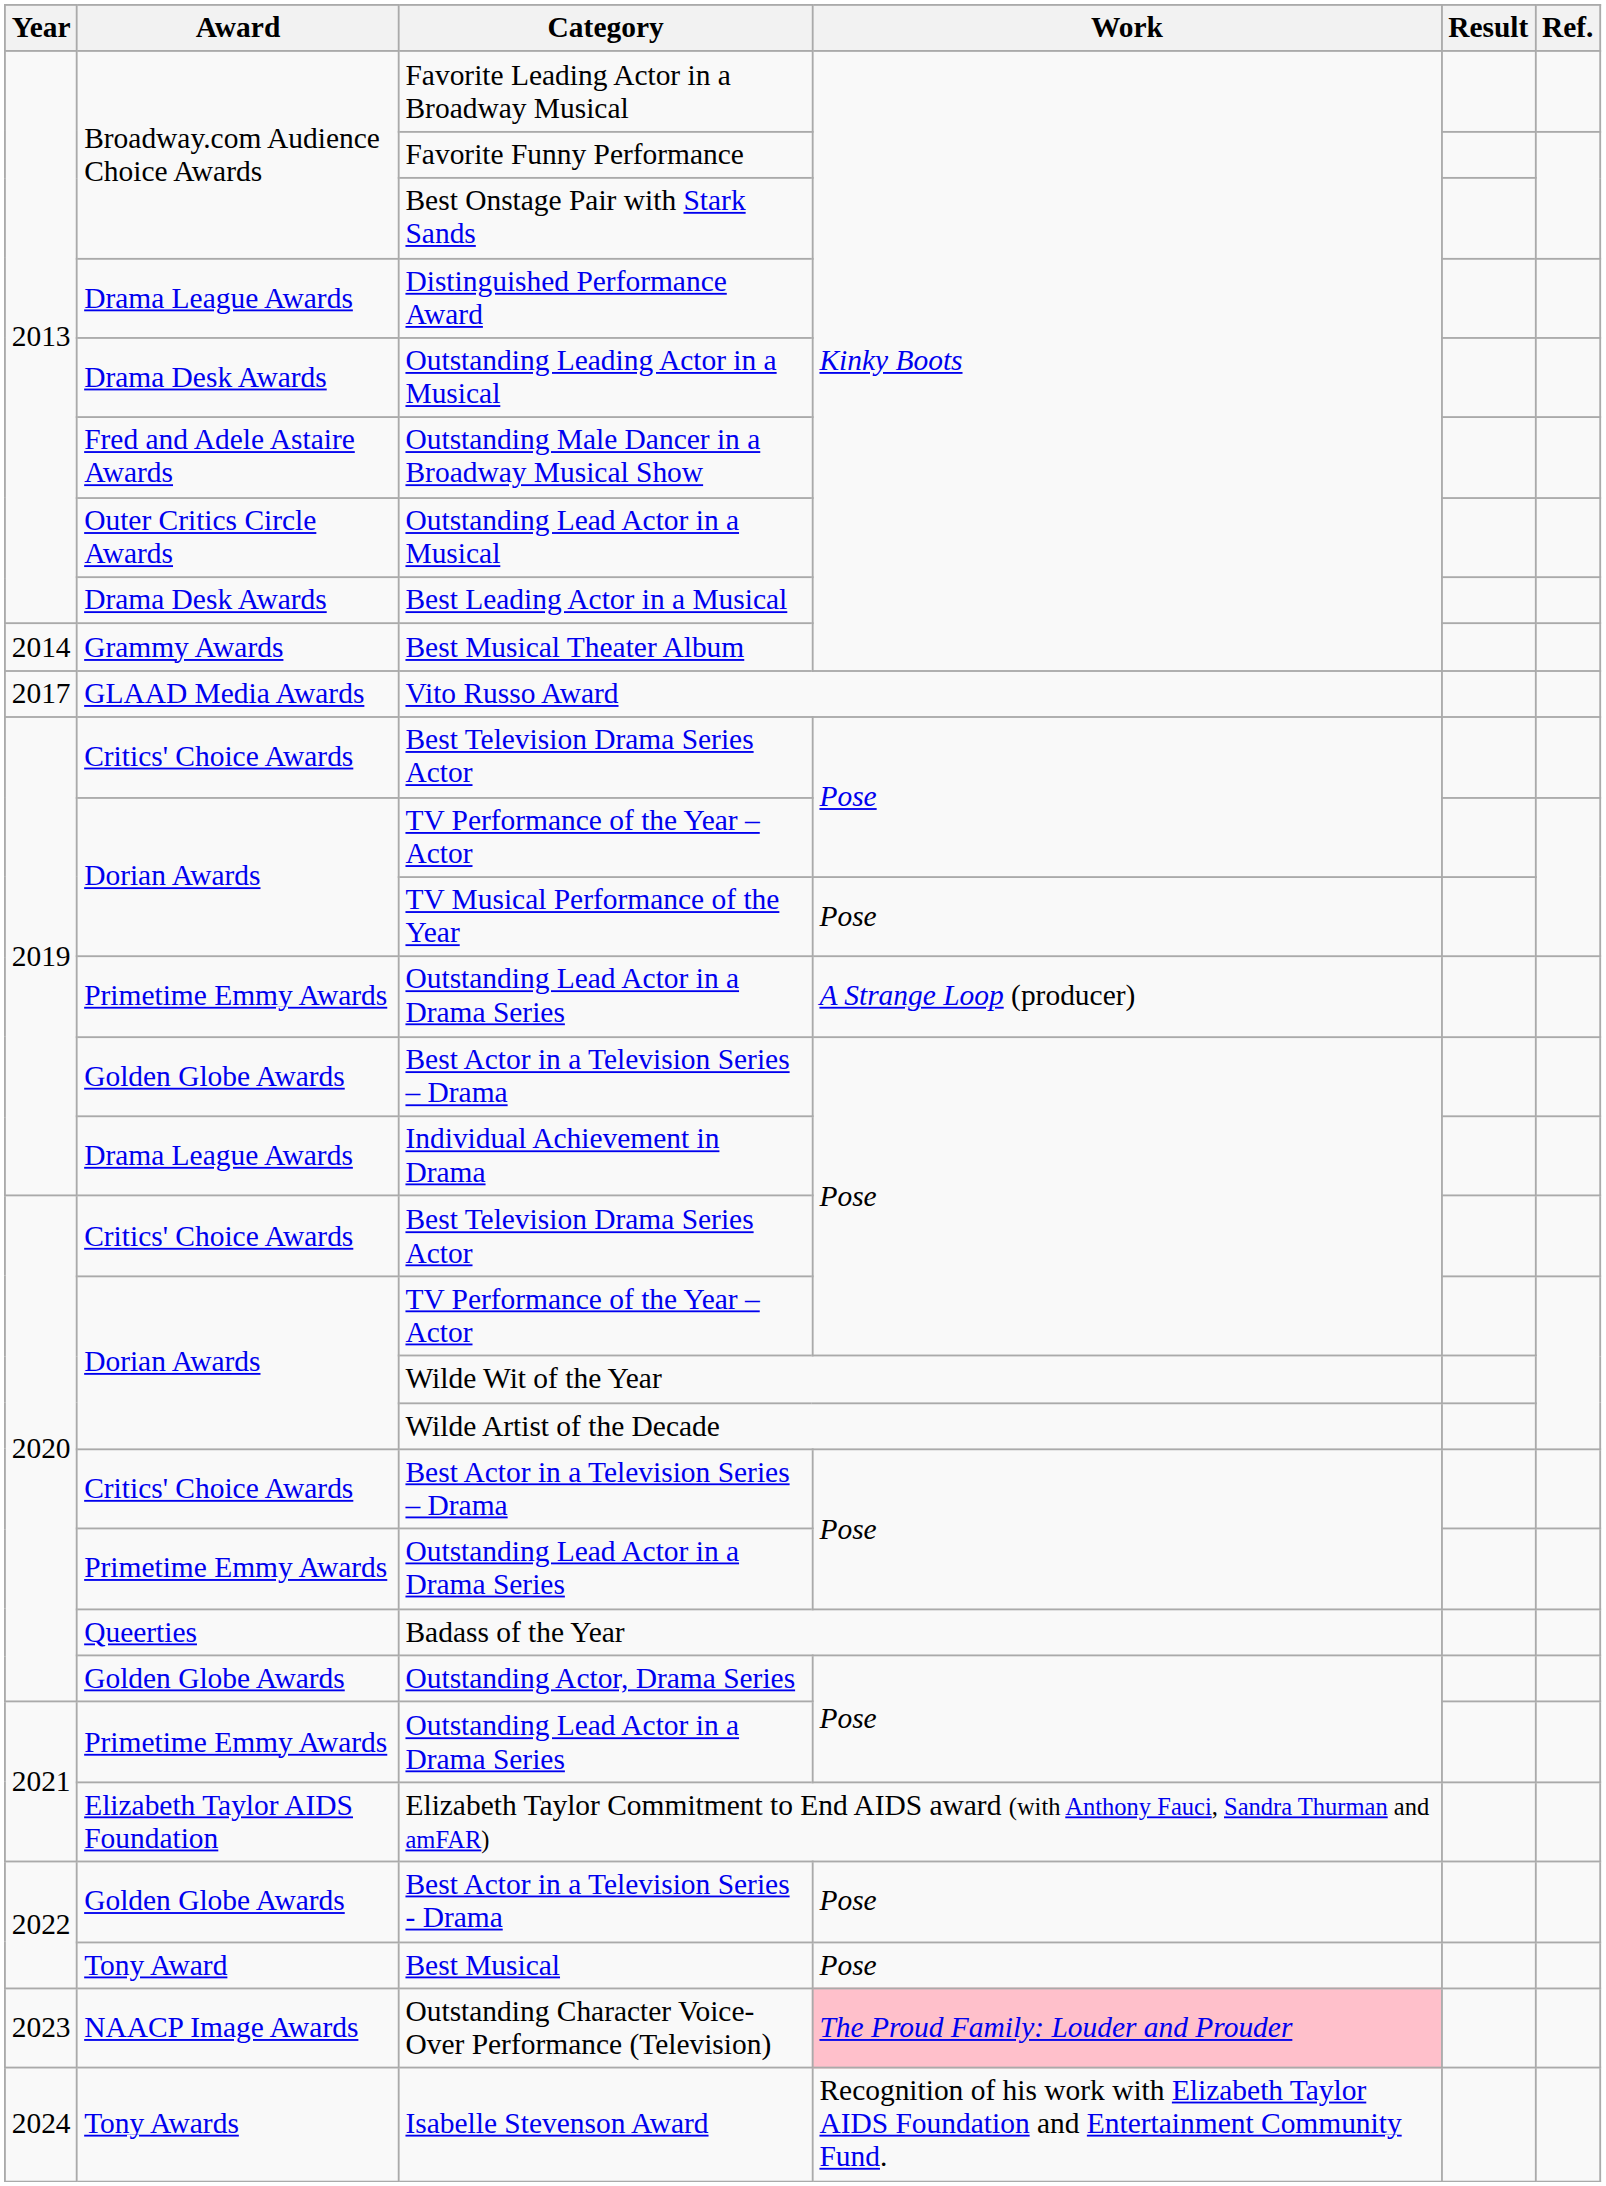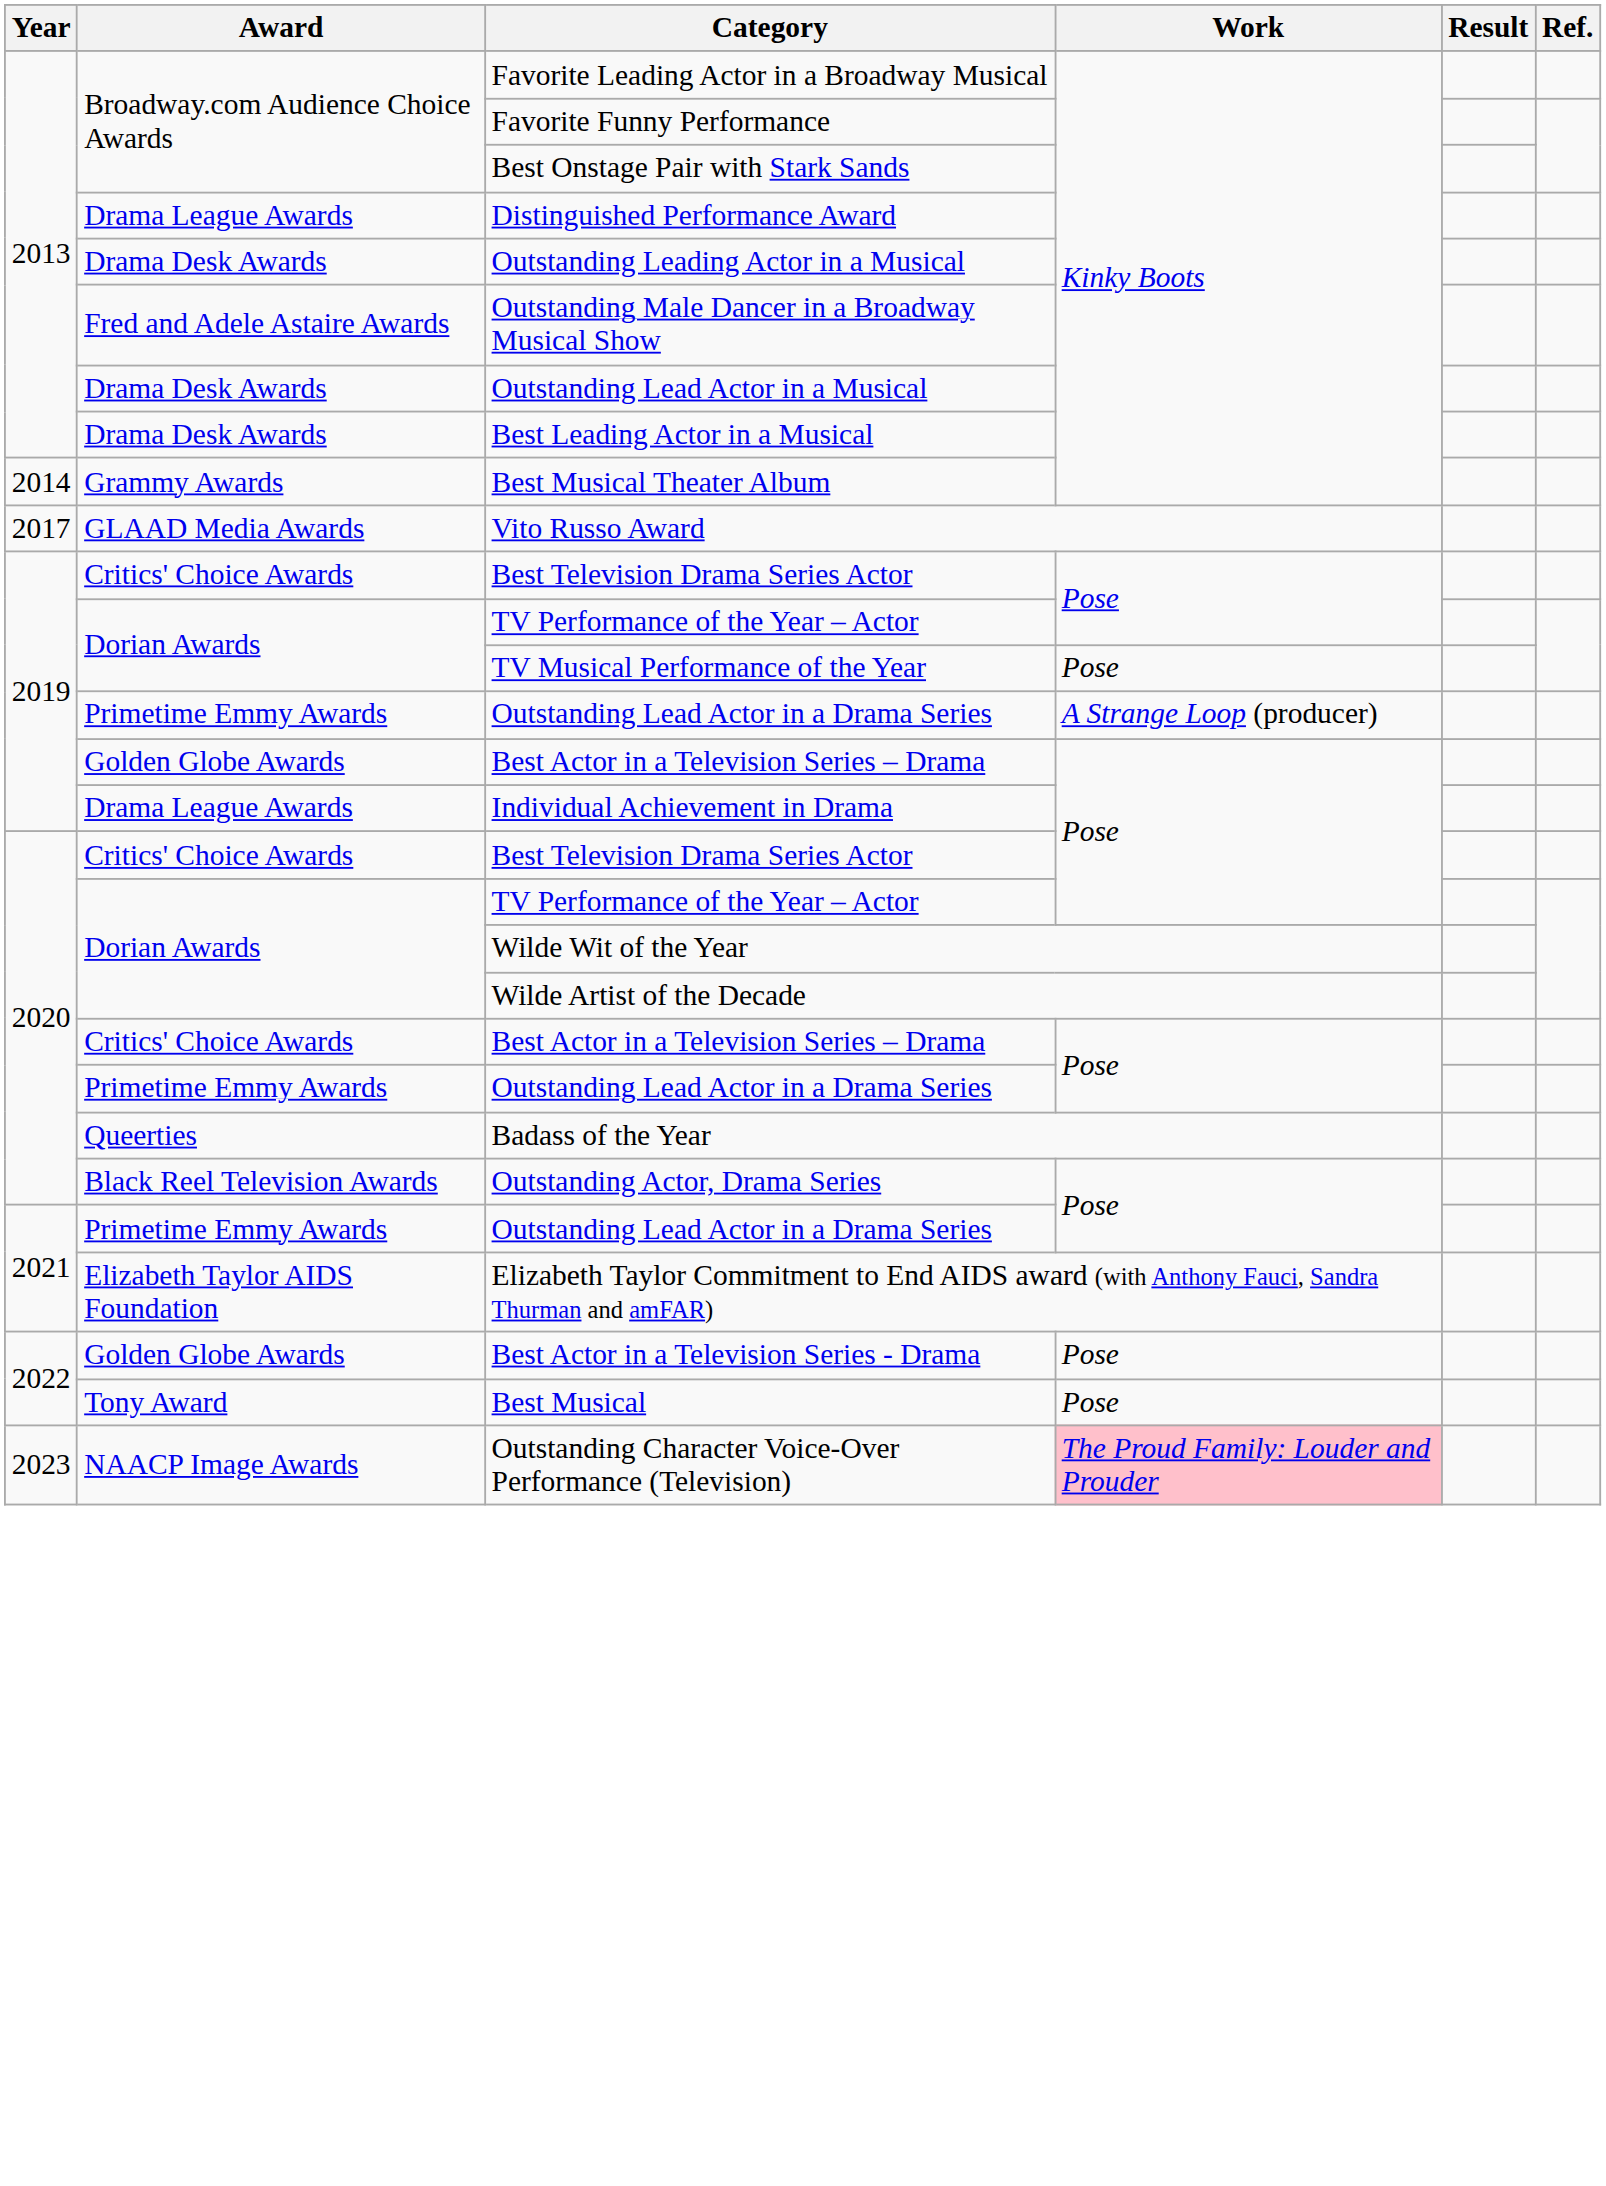(200, 536) Outer Critics Circle Awards -> (205, 387) Drama Desk Awards
(214, 1678) Golden Globe Awards -> (261, 1181) Black Reel Television Awards
- row: (41, 2124)
